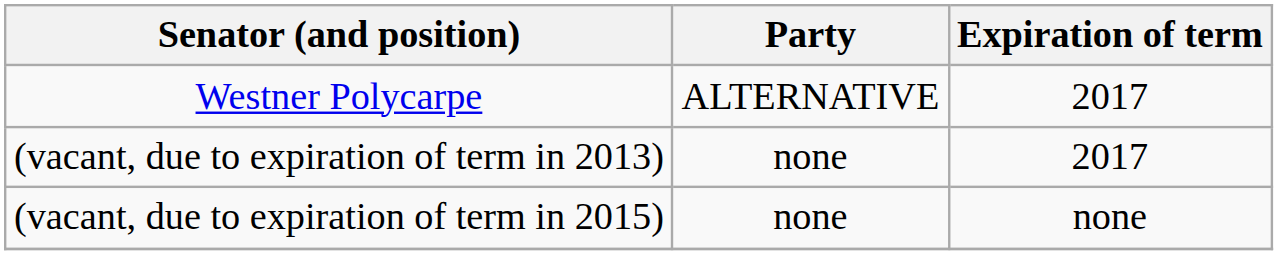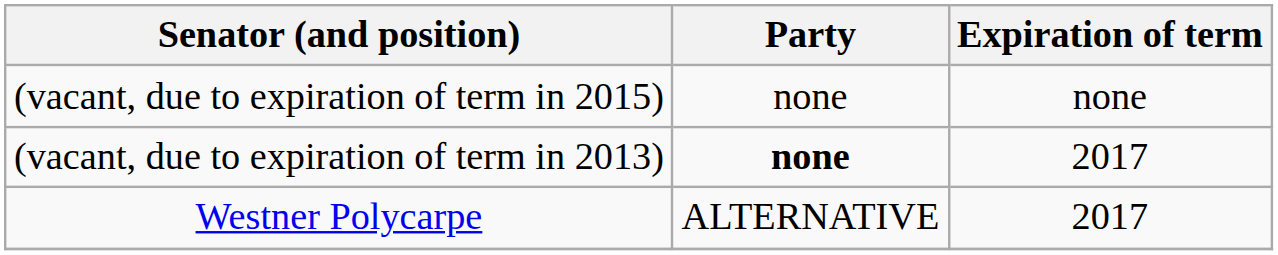rows swapped: (339, 95) <-> (339, 216)
(810, 156) normal -> (810, 156) bold
